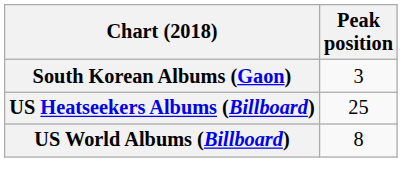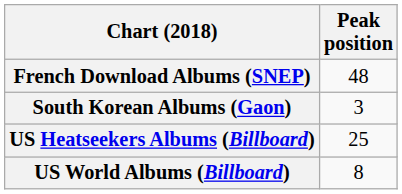+ row: (162, 75)
